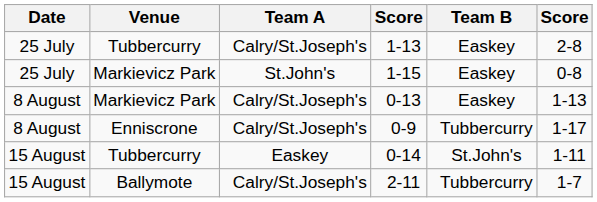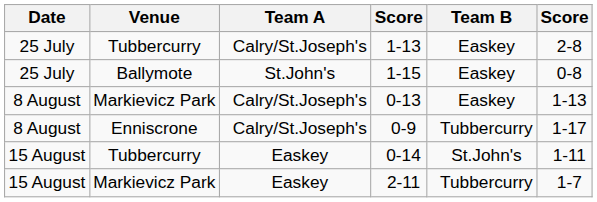(154, 73) Markievicz Park -> (154, 73) Ballymote
(154, 182) Ballymote -> (154, 182) Markievicz Park
(295, 182) Calry/St.Joseph's -> (295, 182) Easkey
